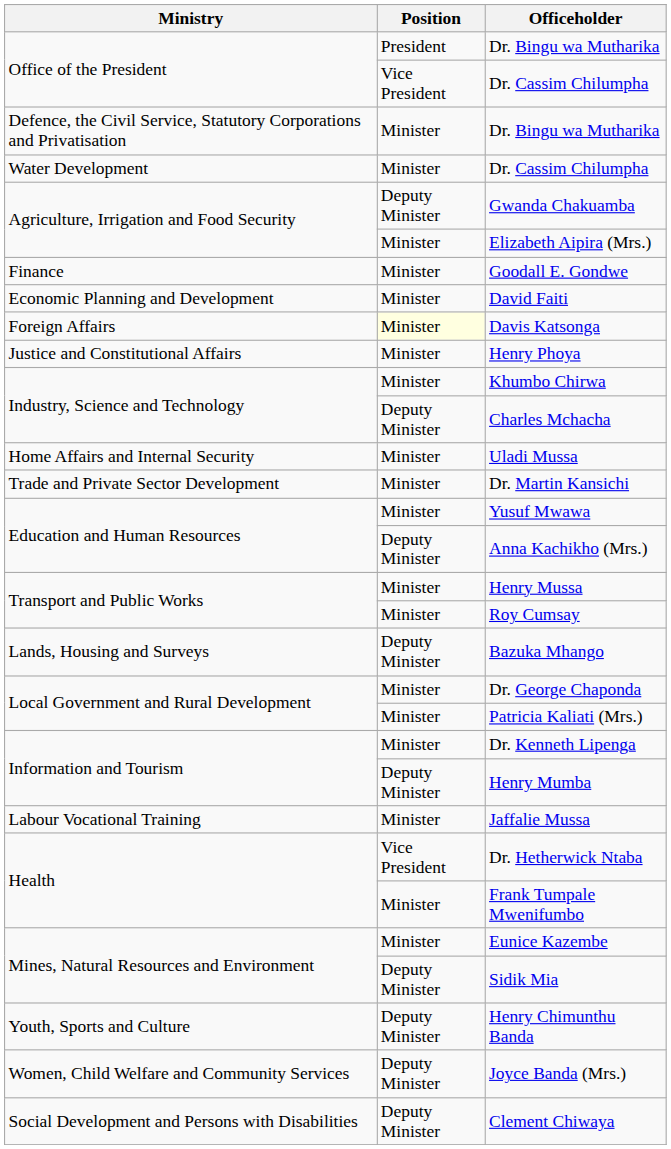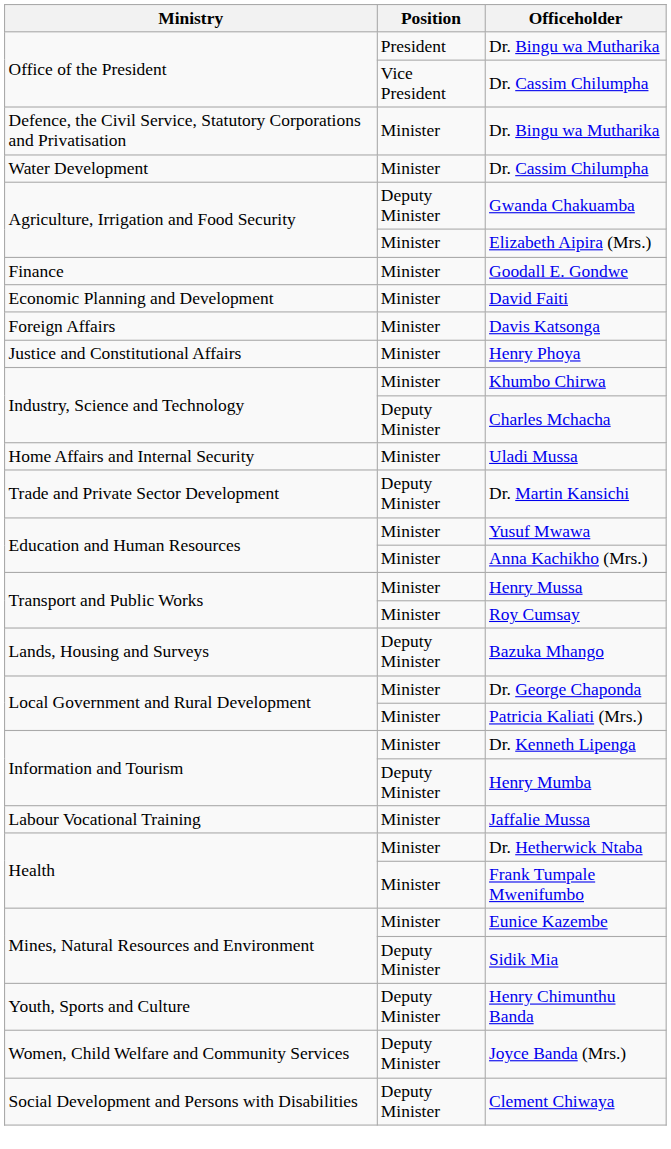(410, 326) lightyellow background -> (410, 326) no background
(410, 484) Minister -> (410, 493) Deputy Minister
(410, 549) Deputy Minister -> (410, 558) Minister
(413, 856) Vice President -> (410, 847) Minister
